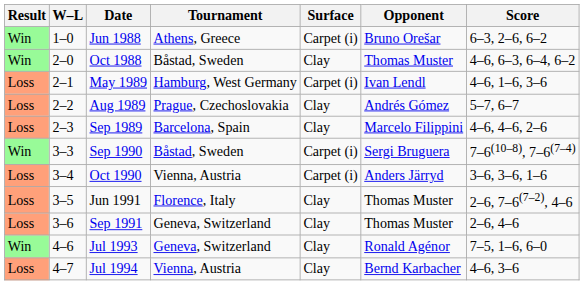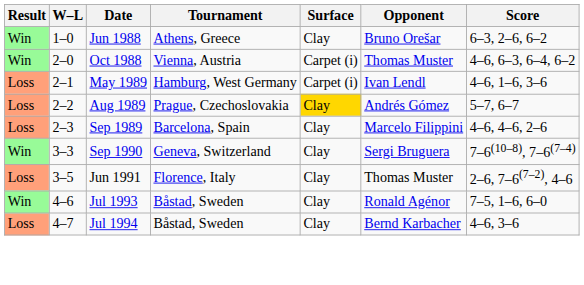(331, 37) Carpet (i) -> (317, 37) Clay
(198, 60) Båstad, Sweden -> (197, 60) Vienna, Austria
(317, 60) Clay -> (331, 60) Carpet (i)
(317, 104) no background -> (317, 104) gold background
(198, 151) Båstad, Sweden -> (212, 151) Geneva, Switzerland
(331, 151) Carpet (i) -> (317, 151) Clay
- row: (116, 175)
- row: (116, 224)
(212, 246) Geneva, Switzerland -> (198, 201) Båstad, Sweden
(197, 268) Vienna, Austria -> (198, 224) Båstad, Sweden
